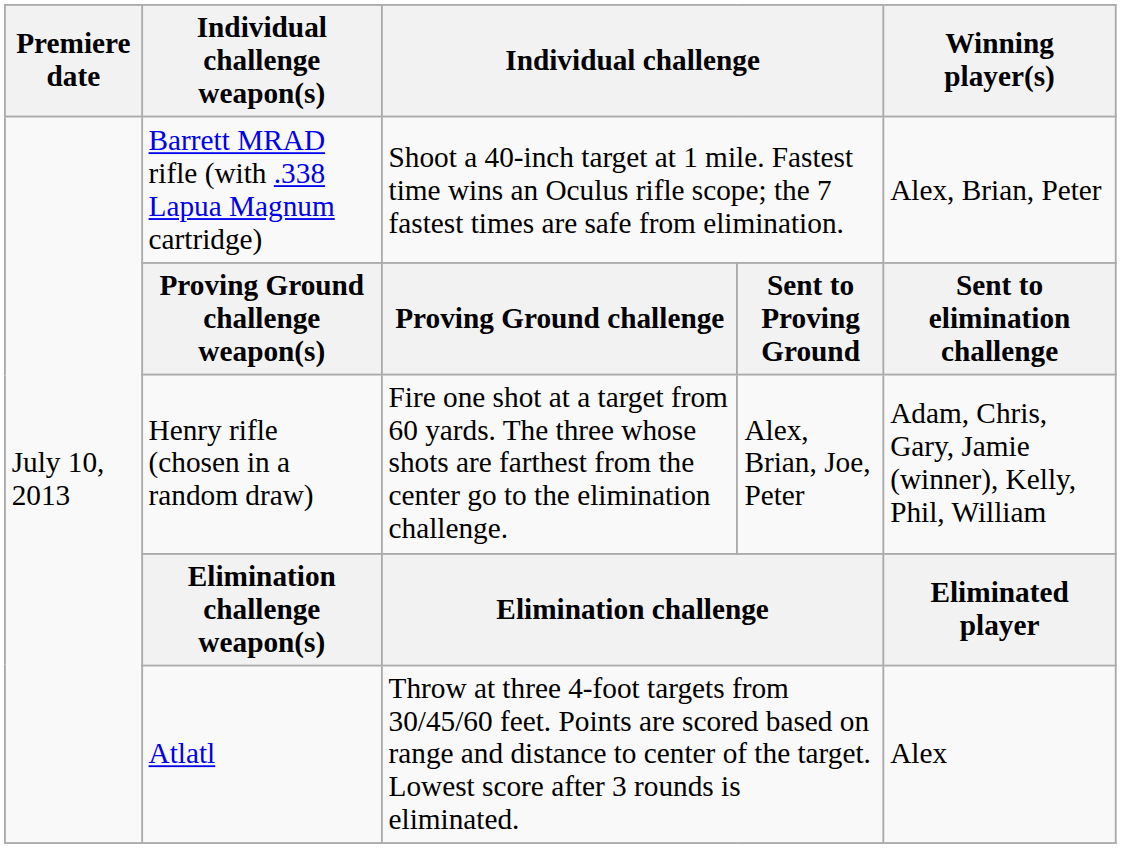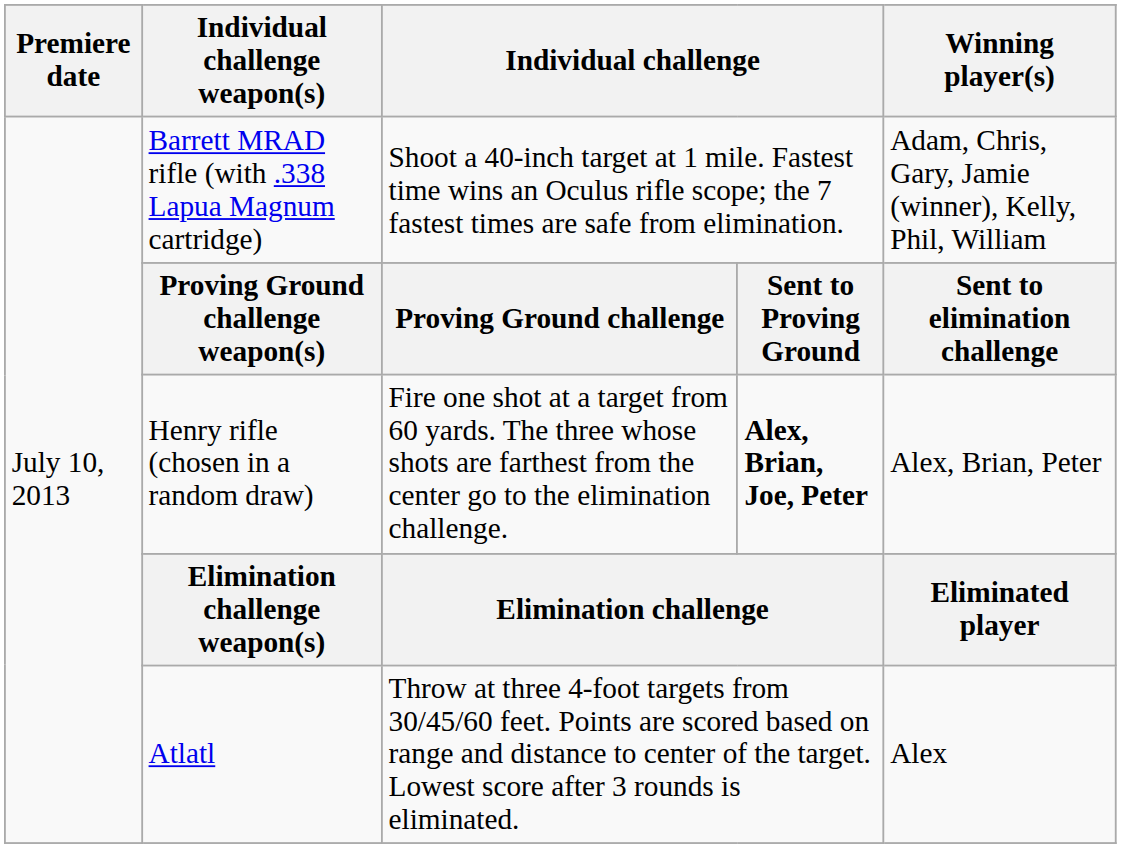(996, 189) Alex, Brian, Peter -> (983, 189) Adam, Chris, Gary, Jamie (winner), Kelly, Phil, William
(807, 463) normal -> (806, 463) bold
(983, 463) Adam, Chris, Gary, Jamie (winner), Kelly, Phil, William -> (996, 463) Alex, Brian, Peter
